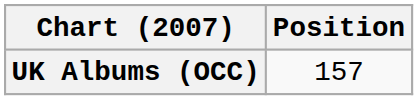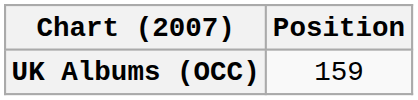(339, 72) 157 -> (339, 72) 159
